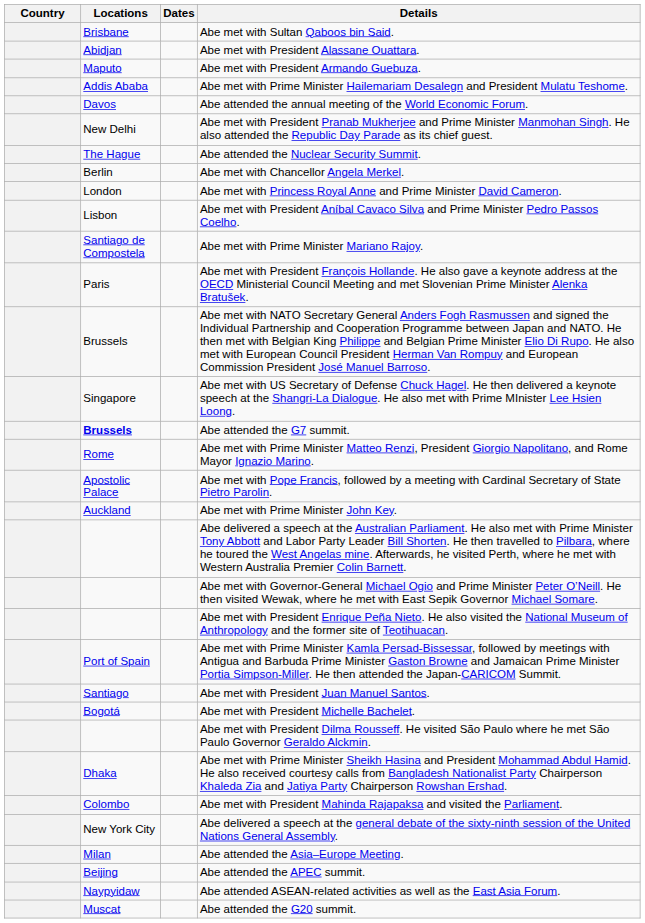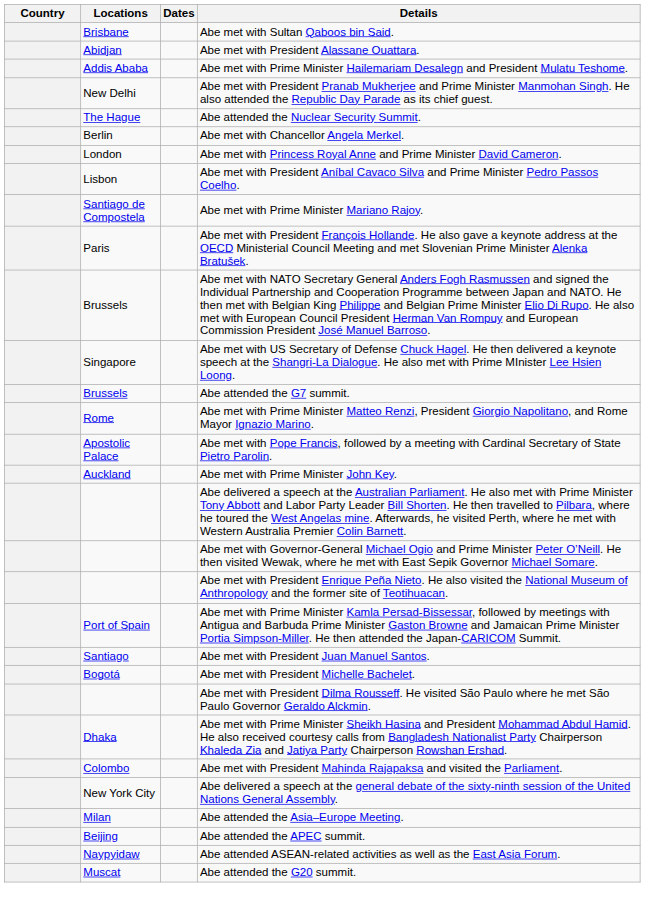- row: (310, 68)
- row: (364, 104)
(108, 430) bold -> (105, 393) normal
